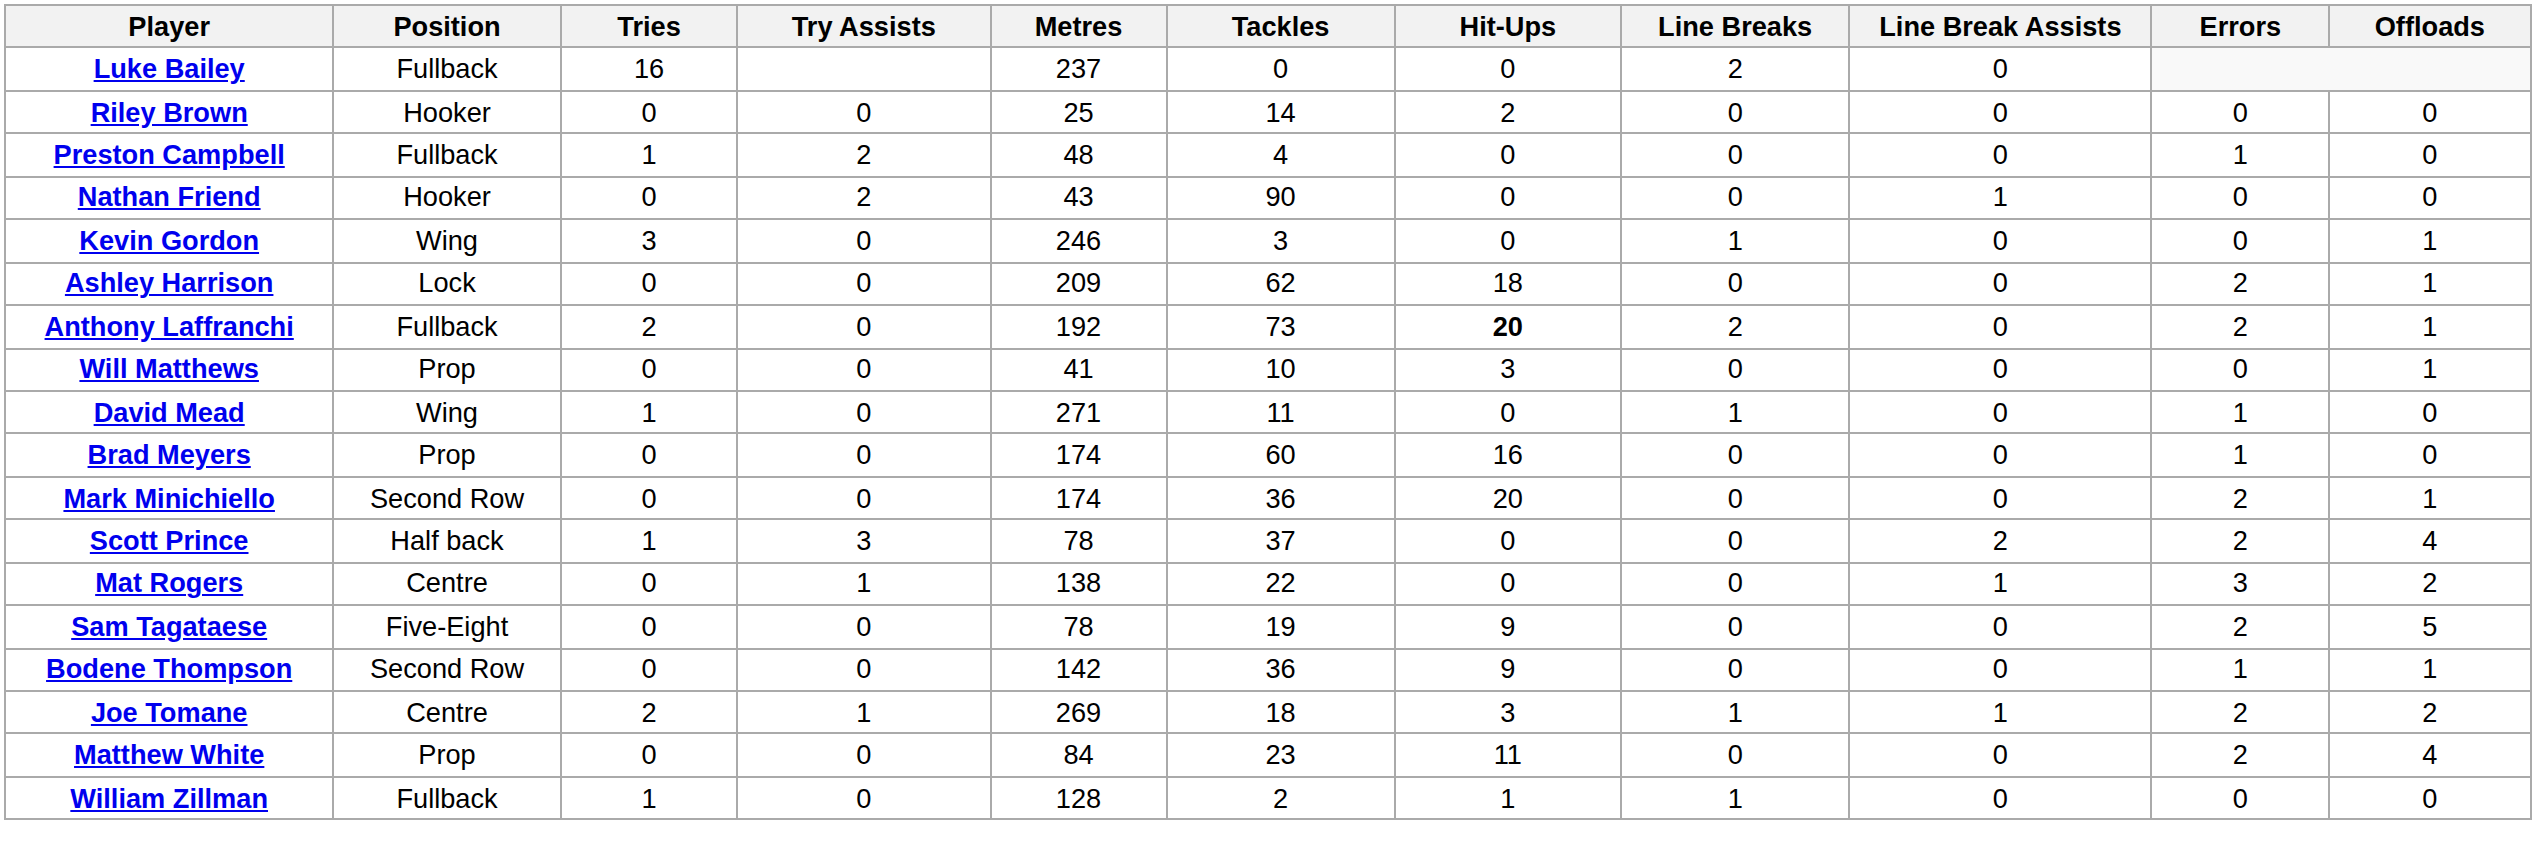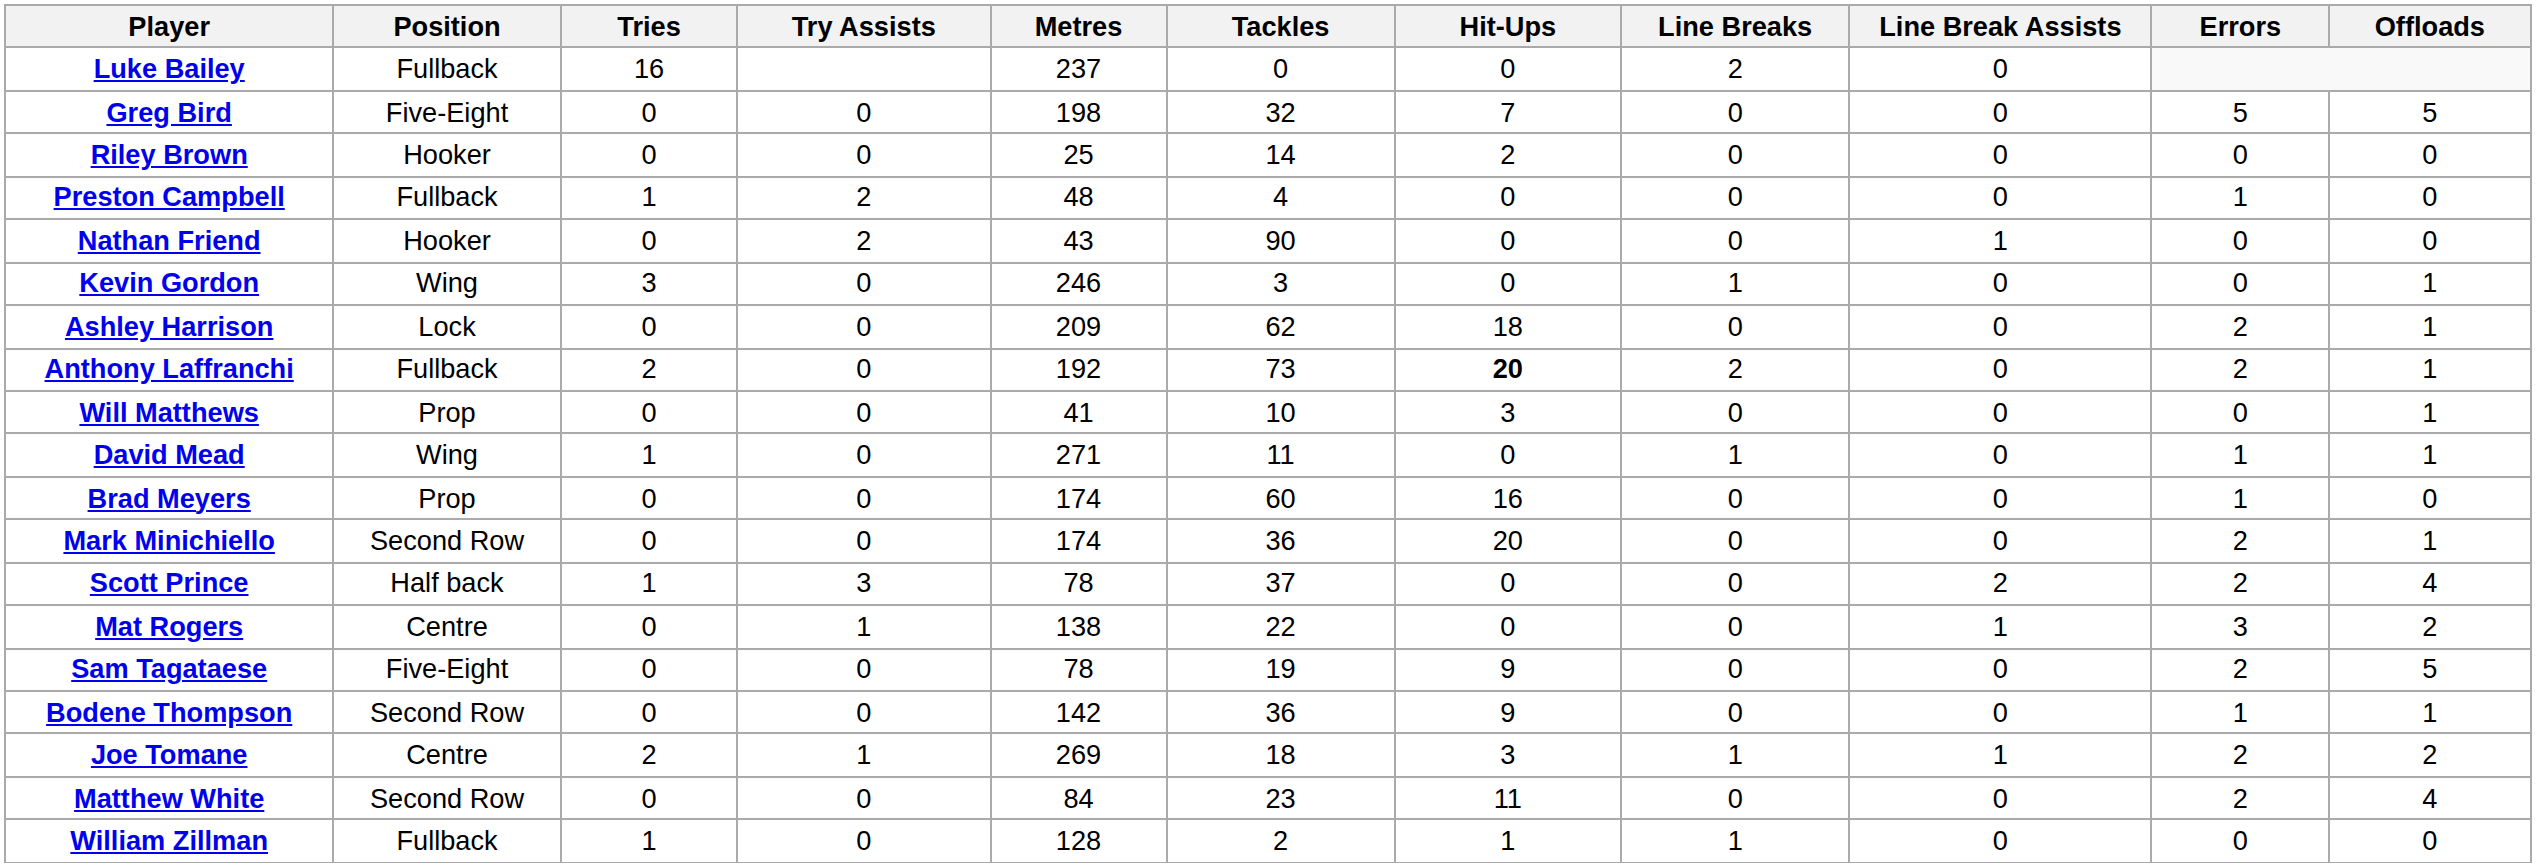+ row: (169, 112)
(2430, 412) 0 -> (2430, 455) 1
(447, 755) Prop -> (447, 798) Second Row
